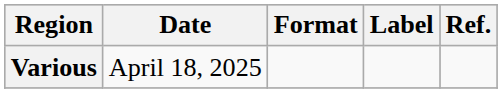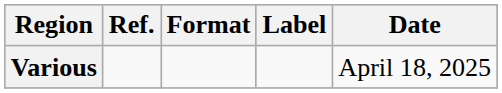columns swapped: (185, 25) <-> (468, 25)
